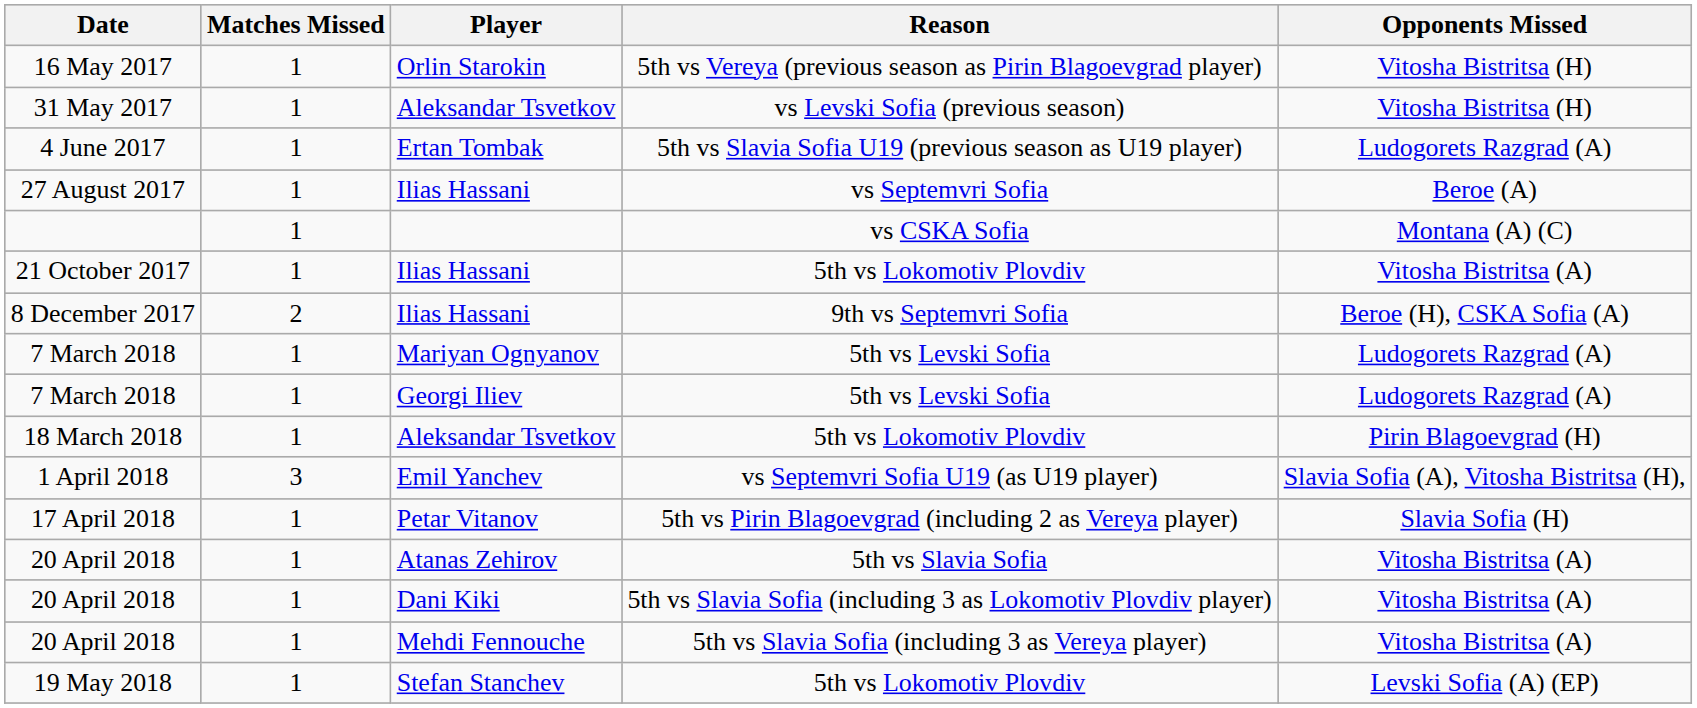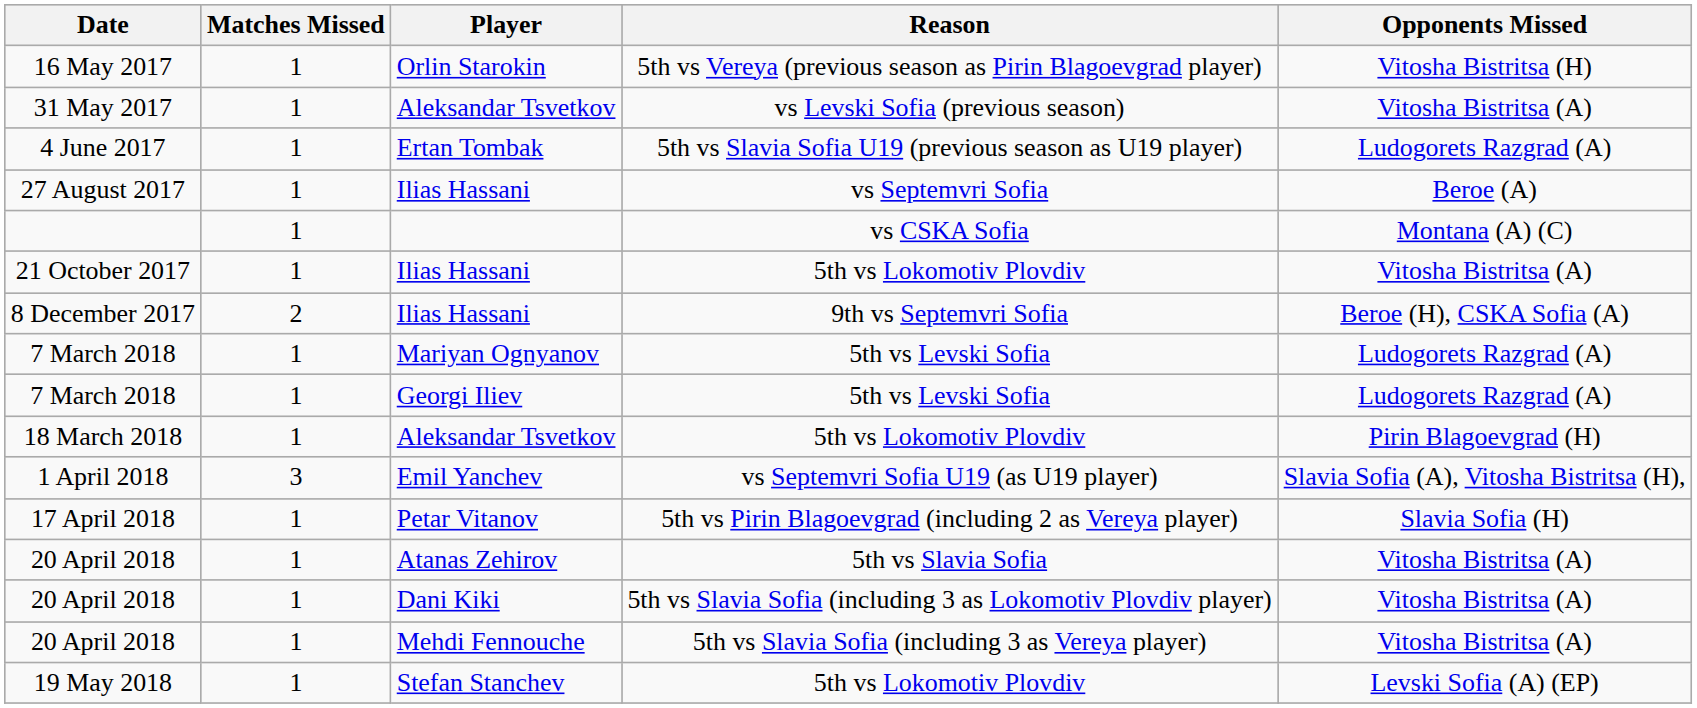(1485, 107) Vitosha Bistritsa (H) -> (1485, 107) Vitosha Bistritsa (A)
